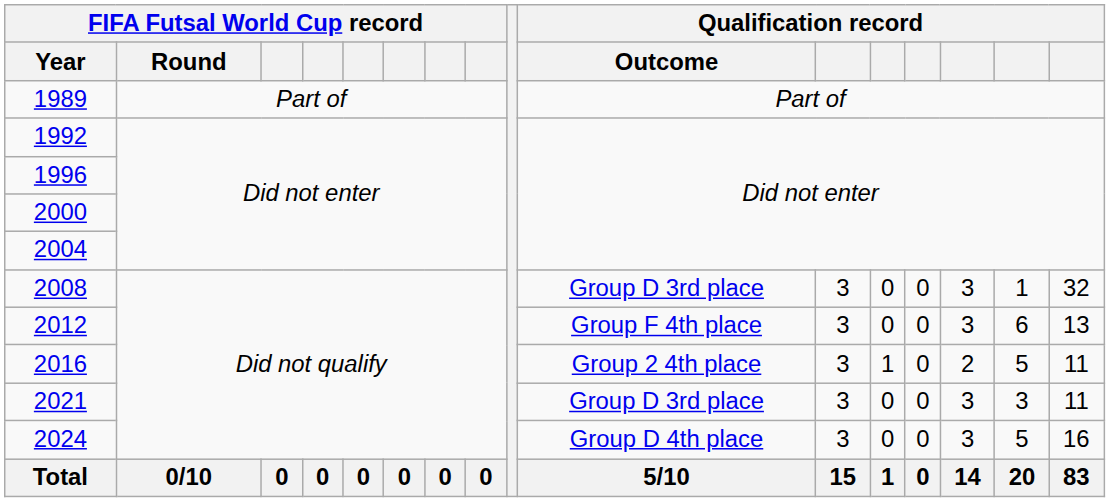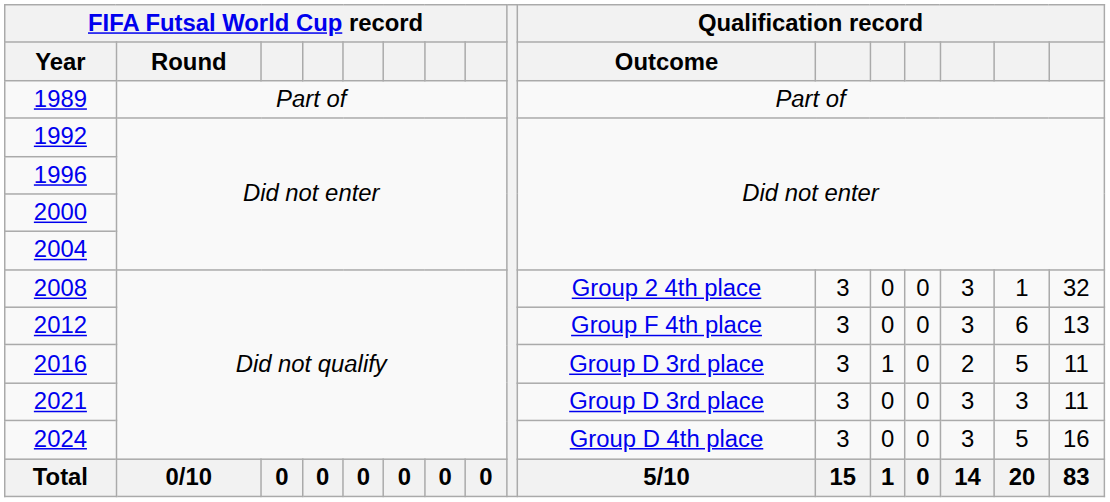(667, 288) Group D 3rd place -> (667, 288) Group 2 4th place
(667, 363) Group 2 4th place -> (667, 363) Group D 3rd place
